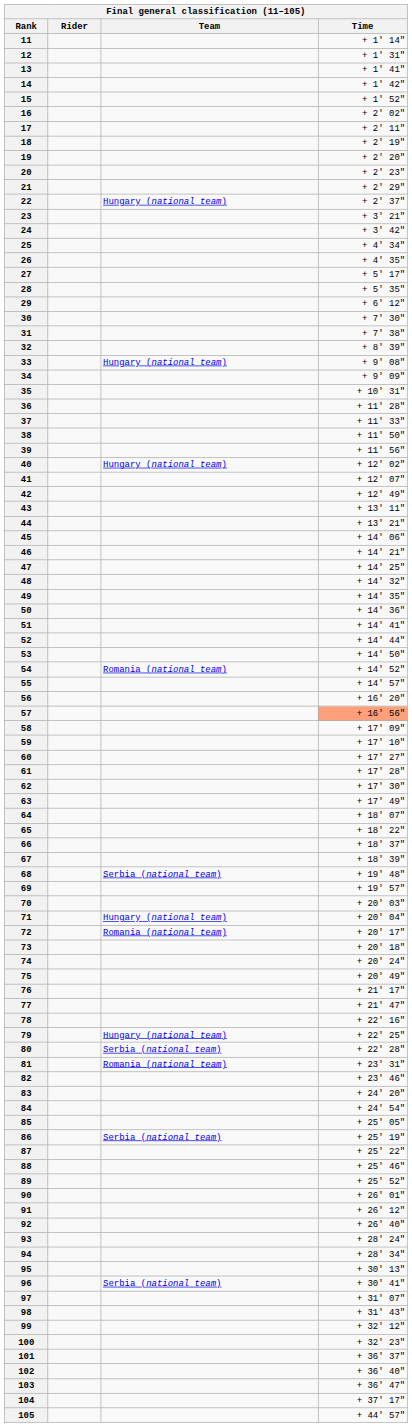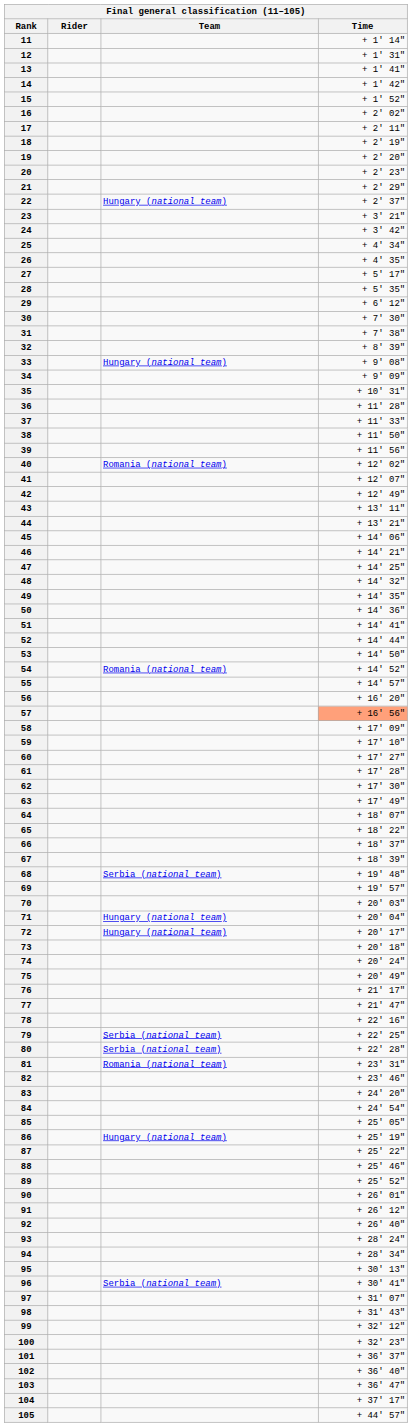(165, 465) Hungary (national team) -> (165, 465) Romania (national team)
(165, 933) Romania (national team) -> (165, 933) Hungary (national team)
(165, 1035) Hungary (national team) -> (162, 1035) Serbia (national team)
(162, 1137) Serbia (national team) -> (165, 1137) Hungary (national team)
